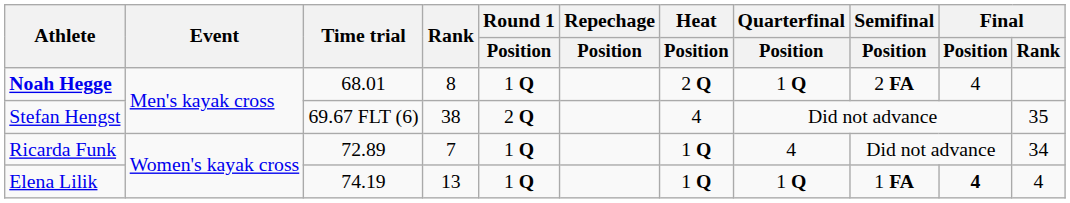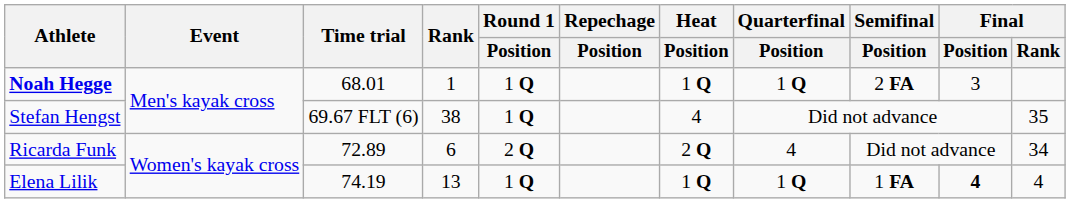(451, 84) 8 -> (451, 84) 1
(696, 84) 2 Q -> (696, 84) 1 Q
(975, 84) 4 -> (975, 84) 3
(519, 117) 2 Q -> (519, 117) 1 Q
(451, 149) 7 -> (451, 149) 6
(519, 149) 1 Q -> (519, 149) 2 Q
(696, 149) 1 Q -> (696, 149) 2 Q
